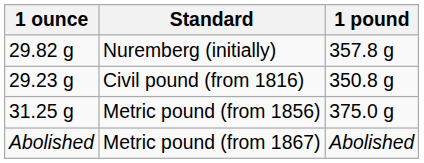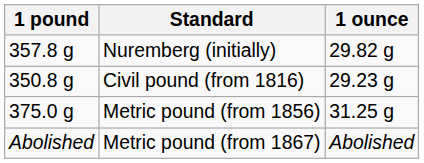columns swapped: (52, 19) <-> (372, 19)
